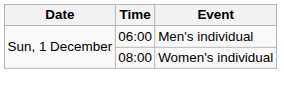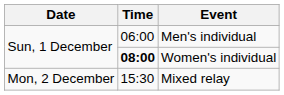(135, 57) normal -> (138, 57) bold
+ row: (195, 79)
